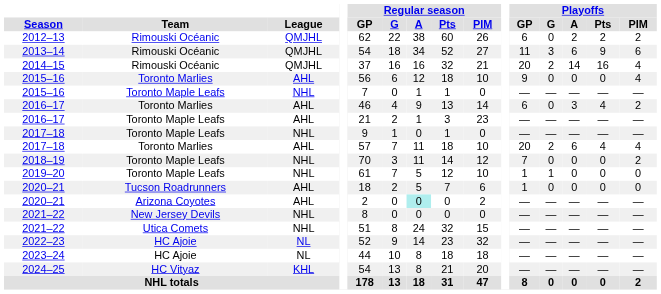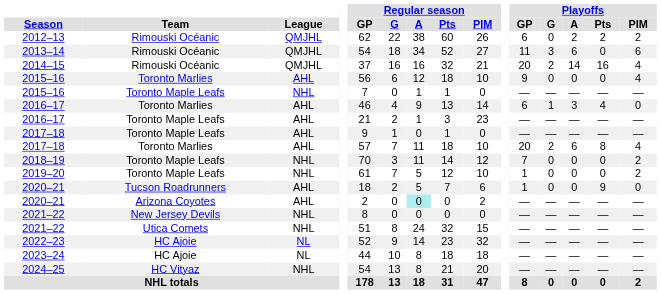(603, 51) 9 -> (603, 51) 0
(551, 106) 0 -> (551, 106) 1
(638, 106) 2 -> (638, 106) 0
(304, 133) NHL -> (304, 133) AHL
(603, 146) 4 -> (603, 146) 8
(551, 174) 1 -> (551, 174) 0
(638, 174) 0 -> (638, 174) 2
(603, 187) 0 -> (603, 187) 9
(304, 269) KHL -> (304, 269) NHL
